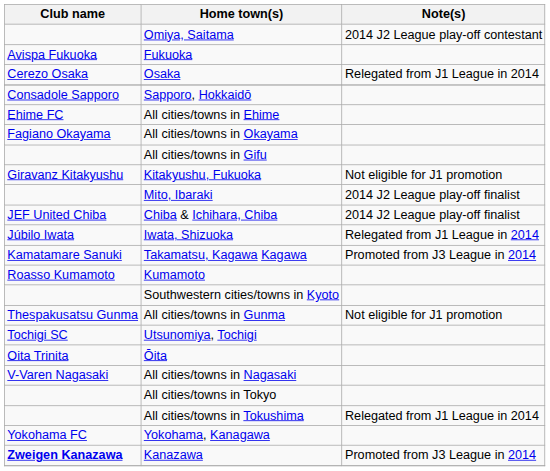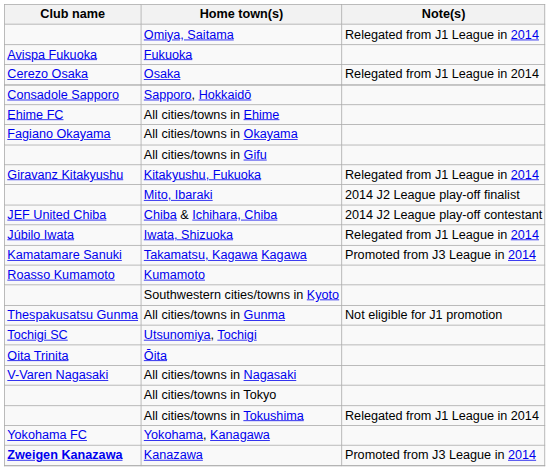(444, 34) 2014 J2 League play-off contestant -> (442, 34) Relegated from J1 League in 2014
(424, 174) Not eligible for J1 promotion -> (442, 174) Relegated from J1 League in 2014
(432, 214) 2014 J2 League play-off finalist -> (444, 214) 2014 J2 League play-off contestant
